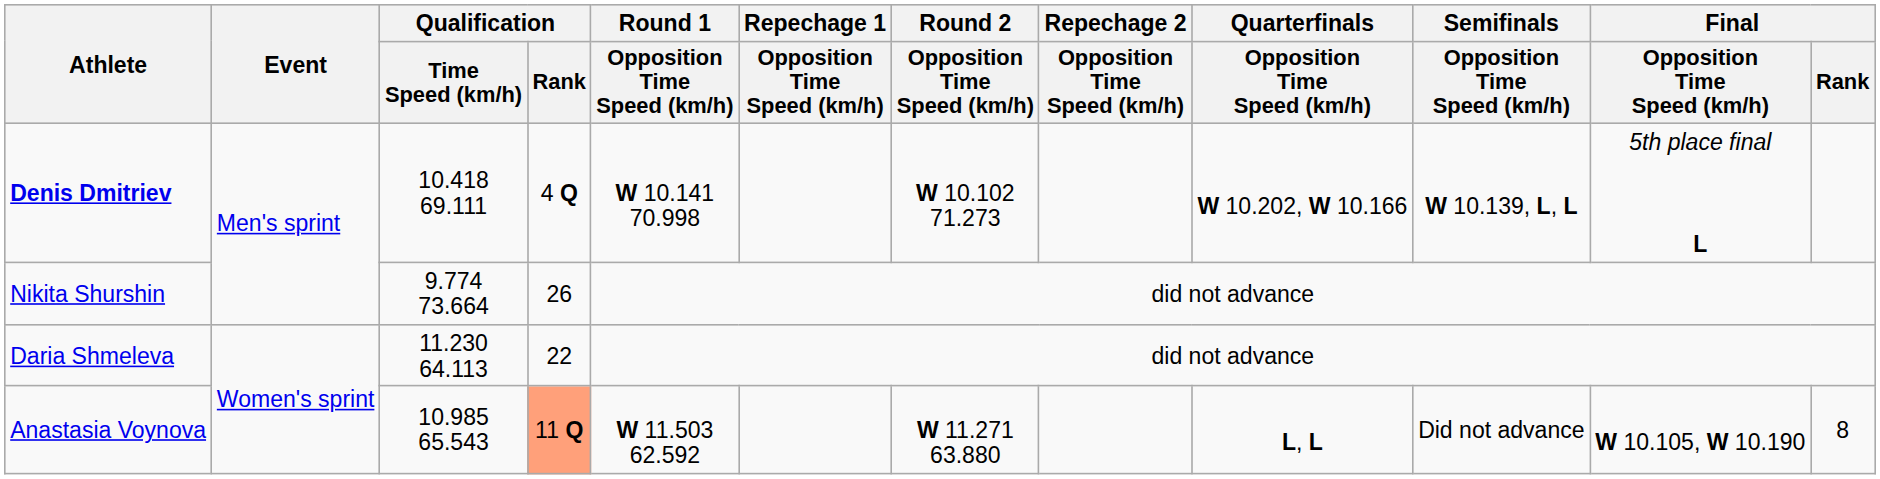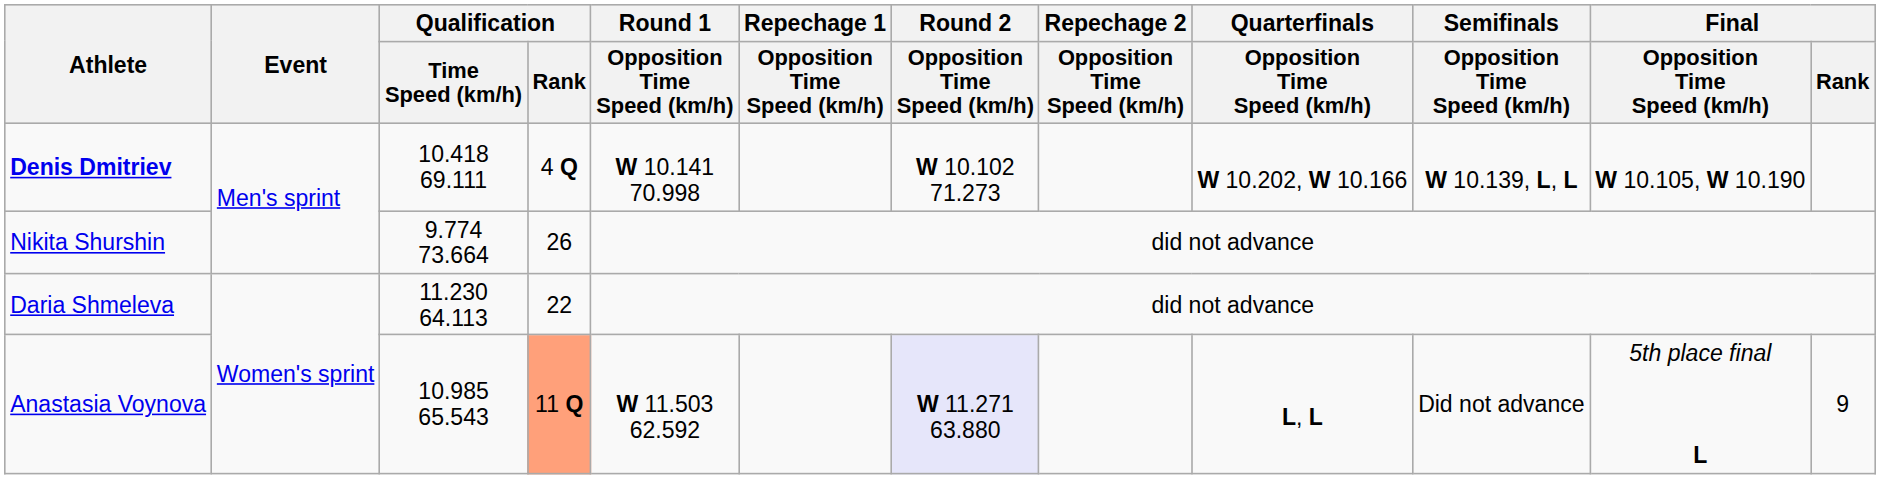(1700, 193) 5th place final L -> (1700, 181) W 10.105, W 10.190
(965, 443) no background -> (965, 418) lavender background
(1700, 443) W 10.105, W 10.190 -> (1700, 405) 5th place final L
(1843, 431) 8 -> (1843, 405) 9
